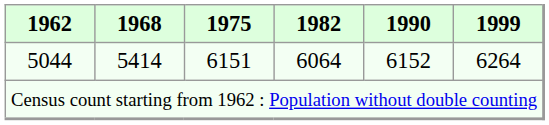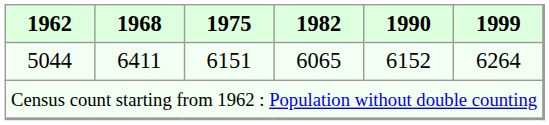(139, 61) 5414 -> (139, 61) 6411
(319, 61) 6064 -> (319, 61) 6065
